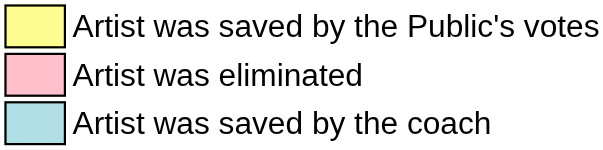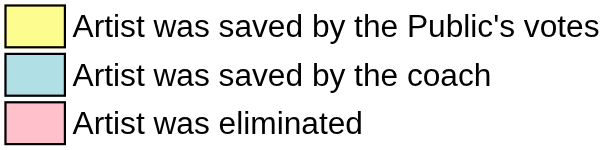rows swapped: (282, 123) <-> (218, 75)
